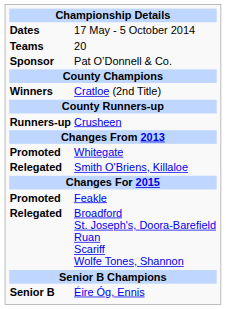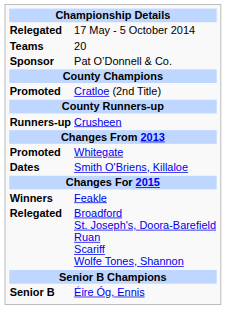(25, 31) Dates -> (36, 31) Relegated
(31, 91) Winners -> (35, 91) Promoted
(36, 167) Relegated -> (25, 167) Dates
(35, 198) Promoted -> (31, 198) Winners
